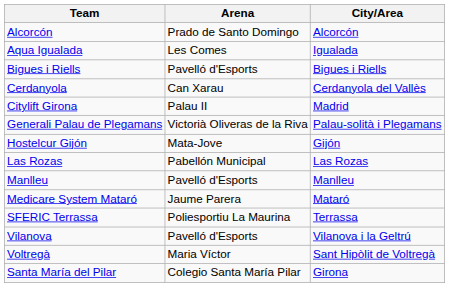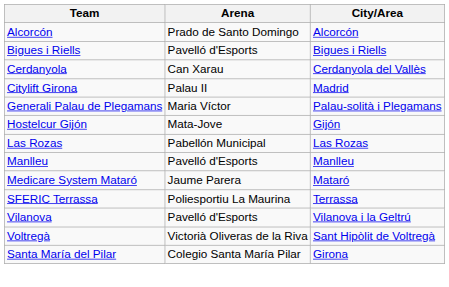- row: (45, 50)
(238, 124) Victorià Oliveras de la Riva -> (199, 106) Maria Víctor
(199, 254) Maria Víctor -> (238, 236) Victorià Oliveras de la Riva
